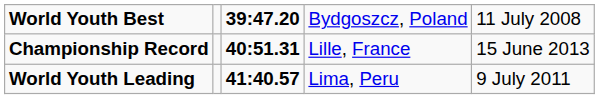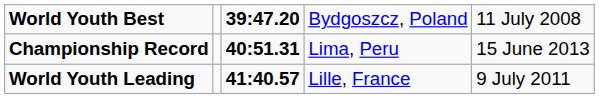(359, 49) Lille, France -> (354, 49) Lima, Peru
(354, 78) Lima, Peru -> (359, 78) Lille, France
